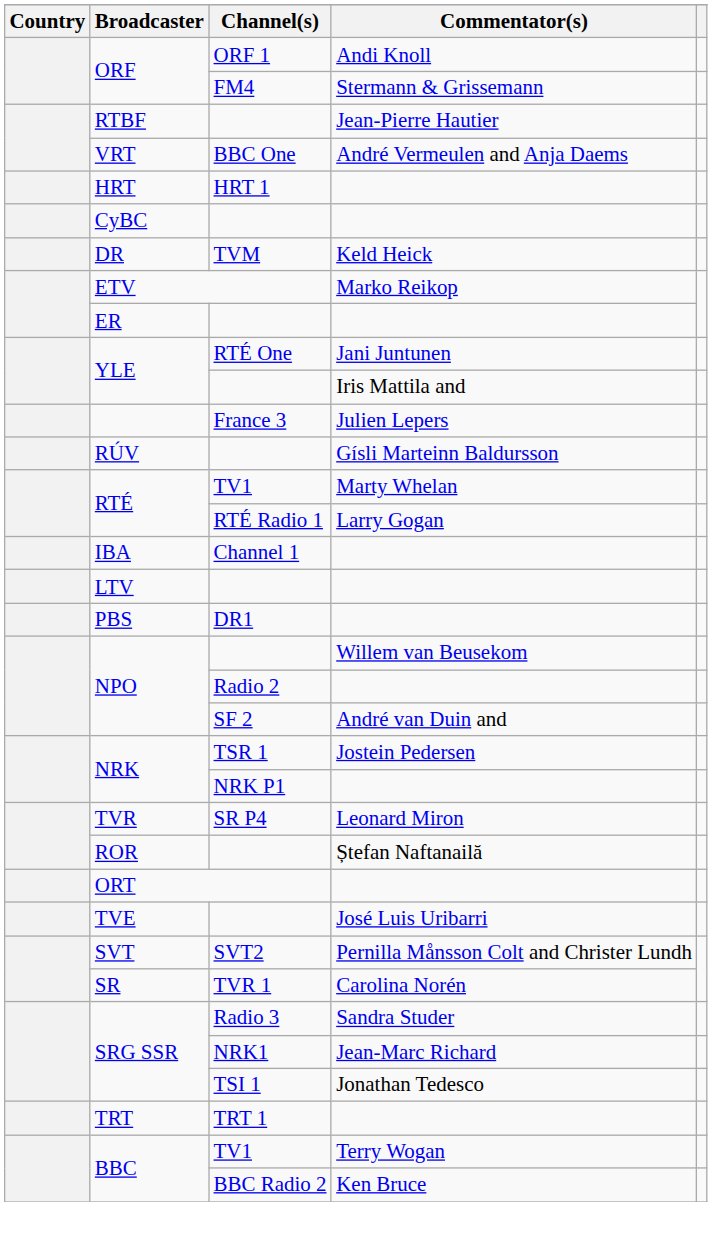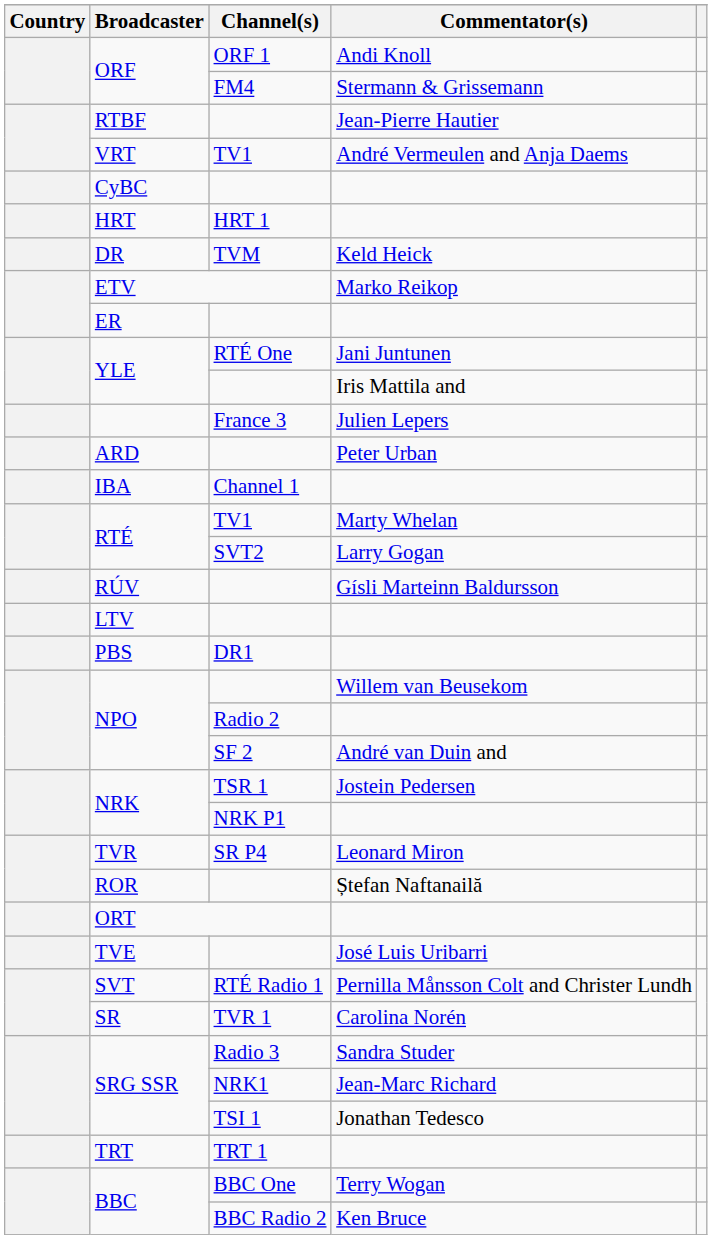(255, 154) BBC One -> (233, 154) TV1
rows swapped: (115, 187) <-> (121, 220)
+ row: (117, 453)
rows swapped: (117, 453) <-> (113, 552)
(268, 519) RTÉ Radio 1 -> (239, 552) SVT2
(239, 951) SVT2 -> (268, 985) RTÉ Radio 1
(233, 1151) TV1 -> (255, 1184) BBC One
